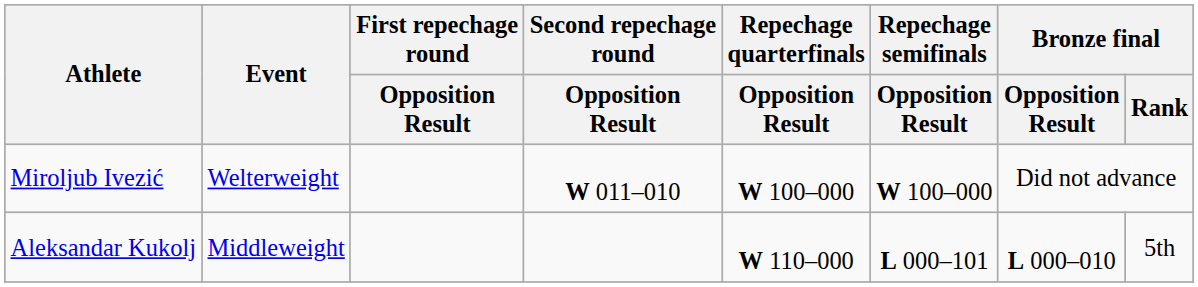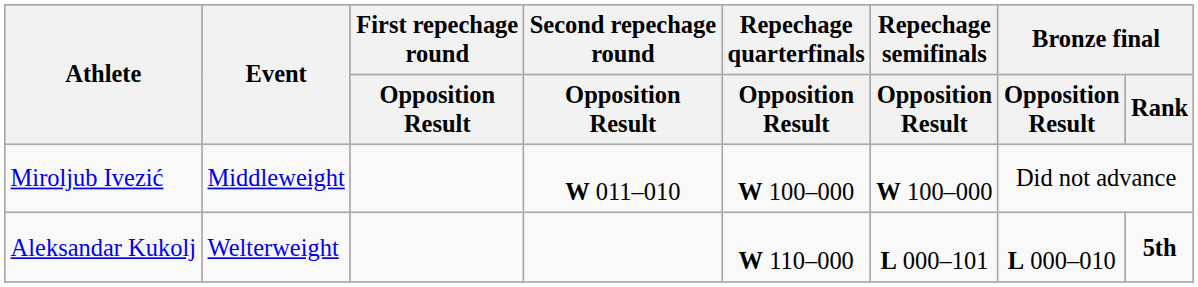(273, 178) Welterweight -> (276, 178) Middleweight
(276, 247) Middleweight -> (273, 247) Welterweight
(1160, 247) normal -> (1160, 247) bold
